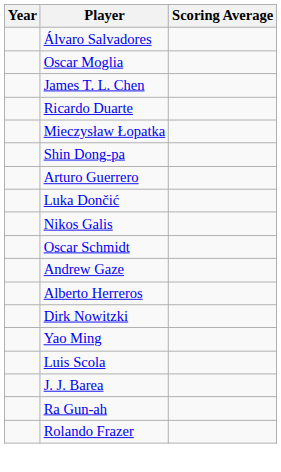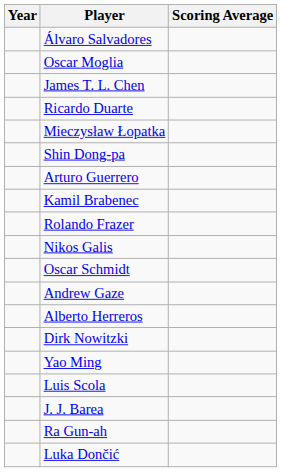+ row: (91, 200)
rows swapped: (89, 431) <-> (81, 200)
